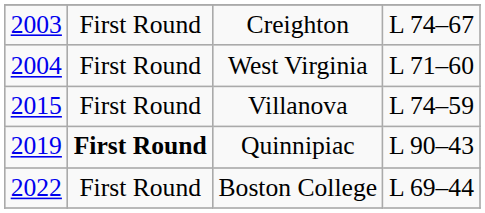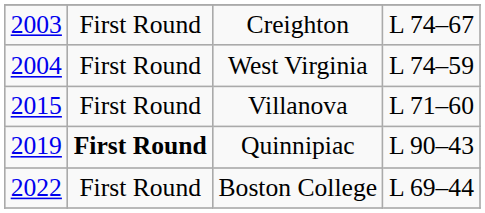(431, 65) L 71–60 -> (431, 65) L 74–59
(431, 106) L 74–59 -> (431, 106) L 71–60
